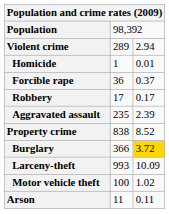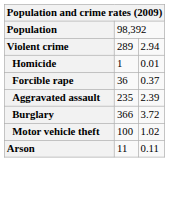- row: (29, 98)
- row: (42, 132)
(145, 149) gold background -> (150, 115) no background
- row: (41, 166)
